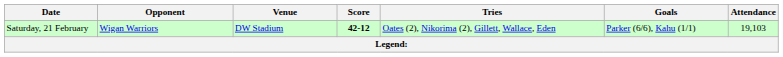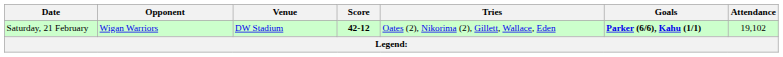(651, 28) normal -> (654, 28) bold
(753, 28) 19,103 -> (753, 28) 19,102
